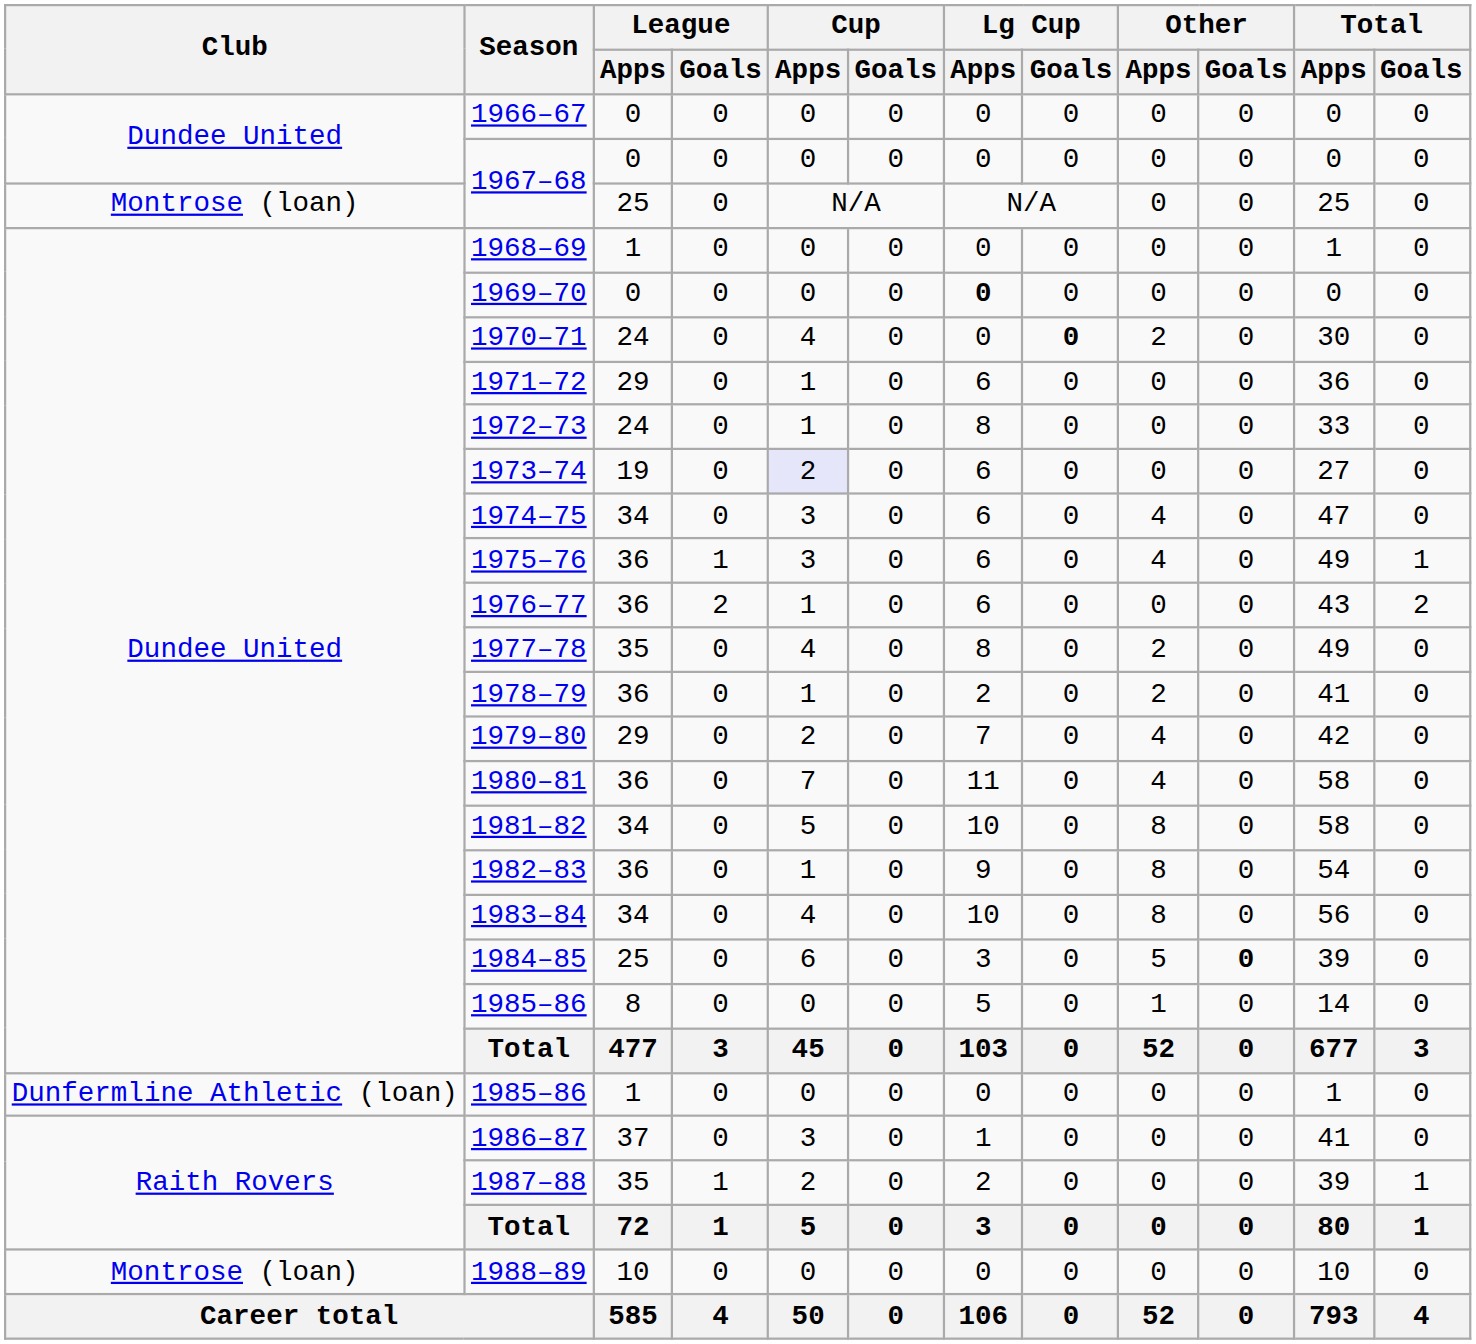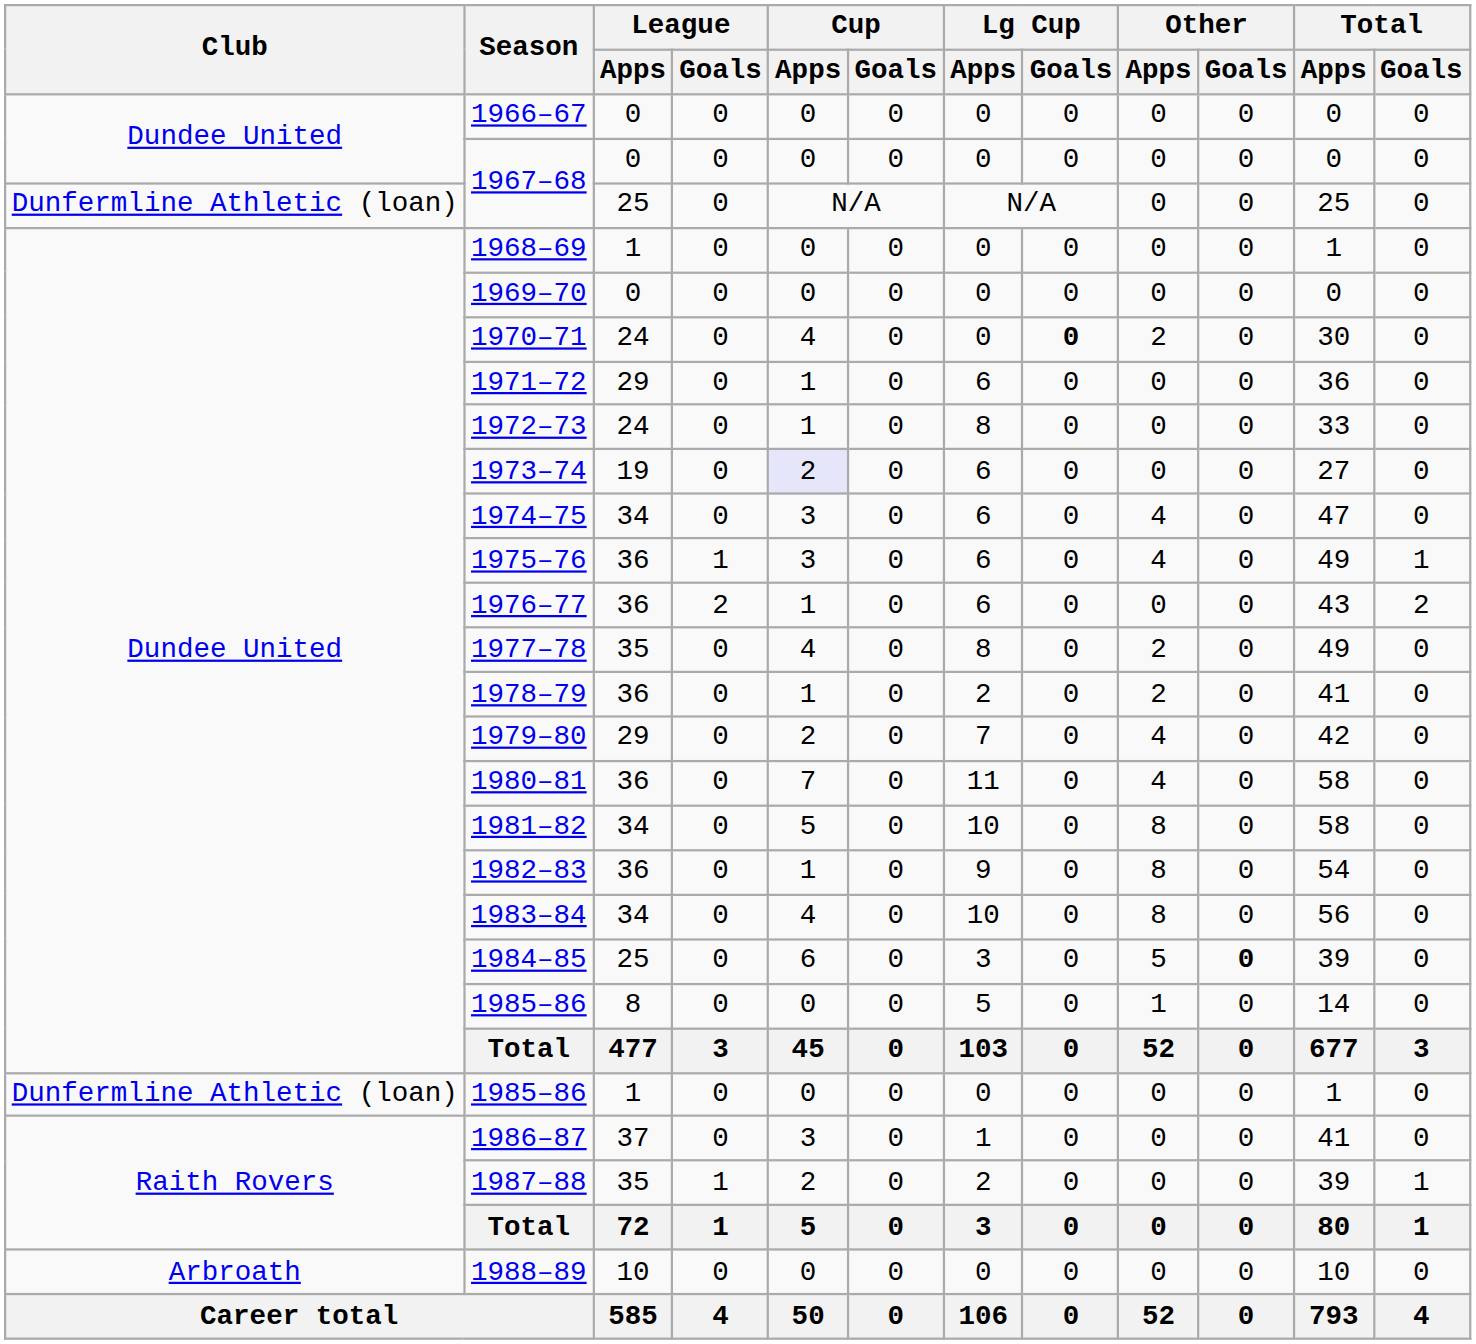(235, 206) Montrose (loan) -> (235, 206) Dunfermline Athletic (loan)
(983, 294) bold -> (983, 294) normal
(235, 1273) Montrose (loan) -> (235, 1273) Arbroath
